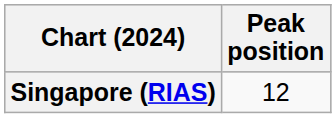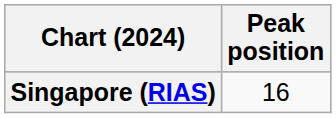(276, 91) 12 -> (276, 91) 16
